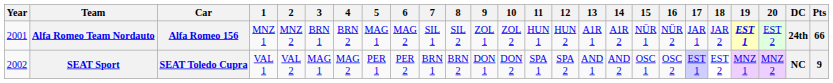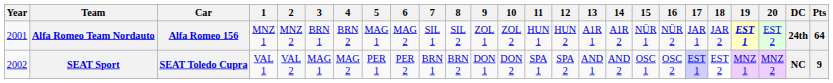(819, 35) 66 -> (819, 35) 64
